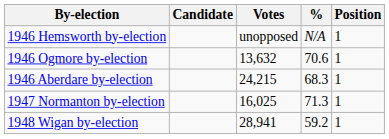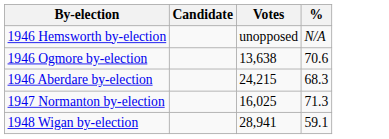- column: (358, 15)
(258, 58) 13,632 -> (258, 58) 13,638
(316, 123) 59.2 -> (316, 123) 59.1
